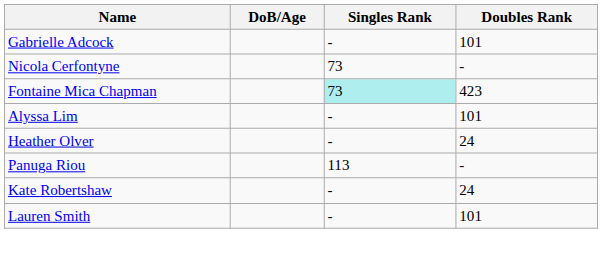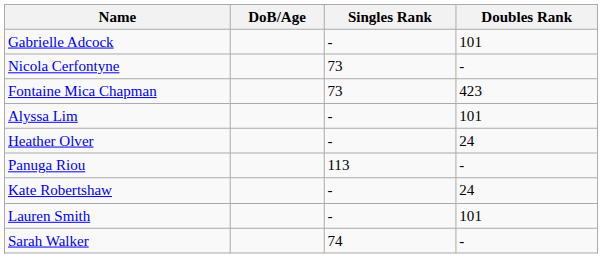(335, 91) paleturquoise background -> (335, 91) no background
+ row: (48, 240)
